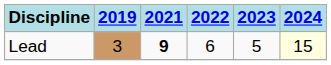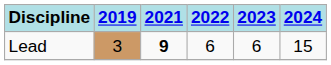(257, 45) 5 -> (257, 45) 6
(303, 45) lightyellow background -> (303, 45) no background
